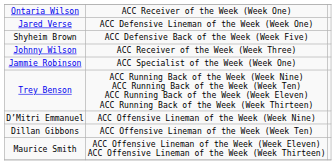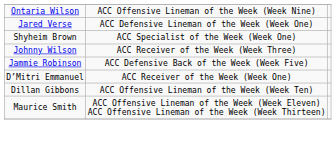(207, 11) ACC Receiver of the Week (Week One) -> (207, 11) ACC Offensive Lineman of the Week (Week Nine)
(207, 37) ACC Defensive Back of the Week (Week Five) -> (207, 37) ACC Specialist of the Week (Week One)
(207, 63) ACC Specialist of the Week (Week One) -> (207, 63) ACC Defensive Back of the Week (Week Five)
- row: (45, 91)
(207, 118) ACC Offensive Lineman of the Week (Week Nine) -> (207, 77) ACC Receiver of the Week (Week One)
